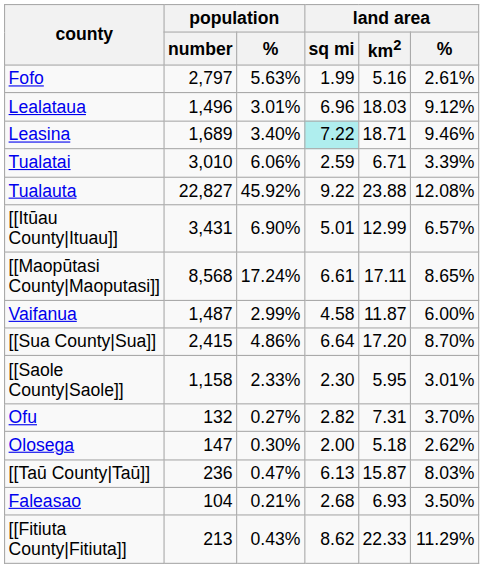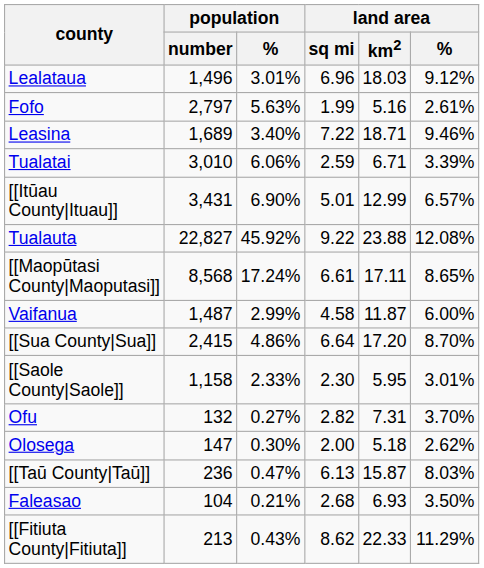rows swapped: (47, 106) <-> (26, 79)
(337, 134) paleturquoise background -> (337, 134) no background
rows swapped: (43, 190) <-> (63, 228)
